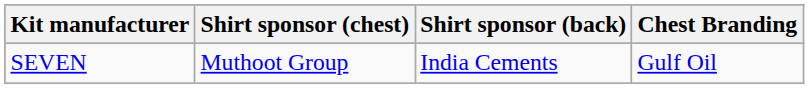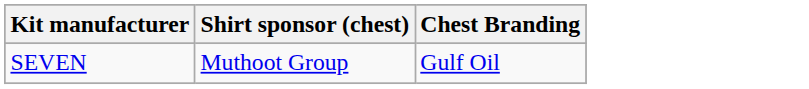- column: (523, 23)
